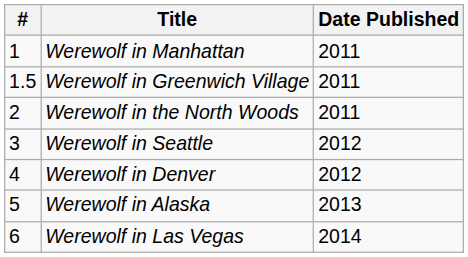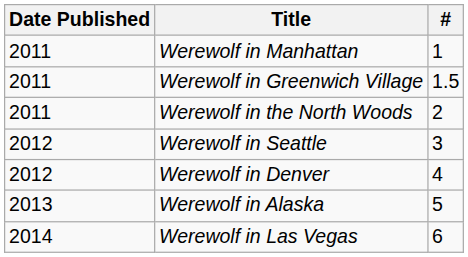columns swapped: (23, 19) <-> (389, 19)
